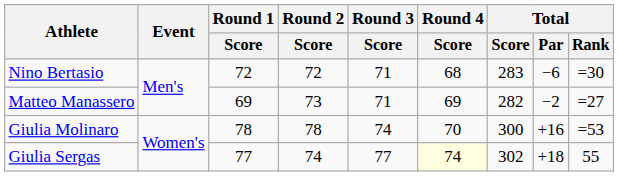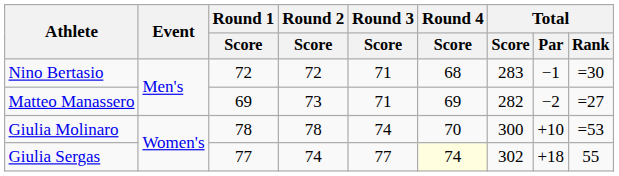(551, 73) −6 -> (551, 73) −1
(551, 129) +16 -> (551, 129) +10
